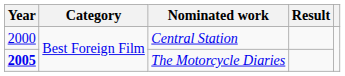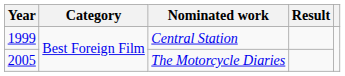(22, 37) 2000 -> (22, 37) 1999
(22, 60) bold -> (22, 60) normal
